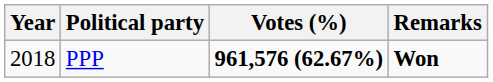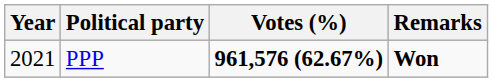(33, 58) 2018 -> (33, 58) 2021
